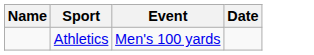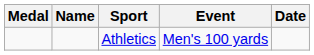+ column: (28, 16)
